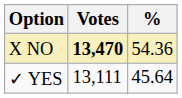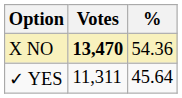(97, 78) 13,111 -> (97, 78) 11,311
